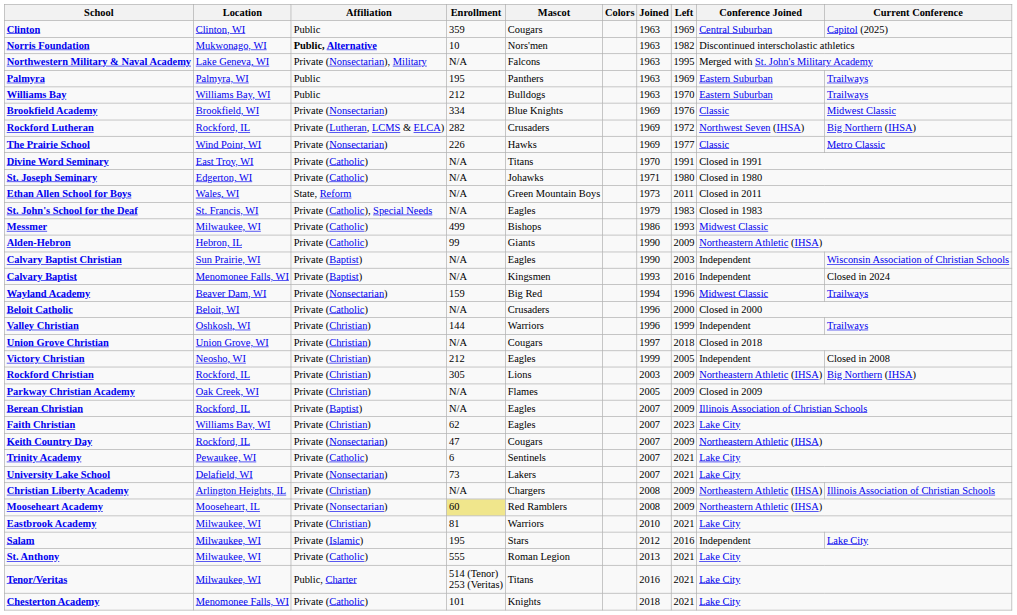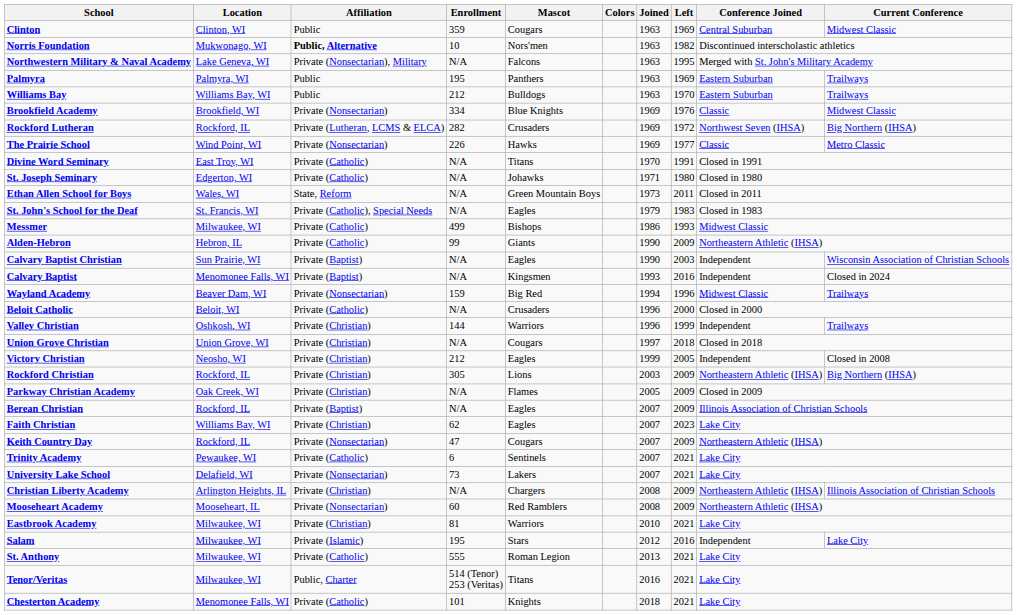(857, 29) Capitol (2025) -> (861, 29) Midwest Classic
(454, 507) khaki background -> (454, 507) no background
